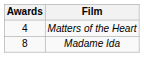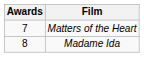(25, 28) 4 -> (25, 28) 7
